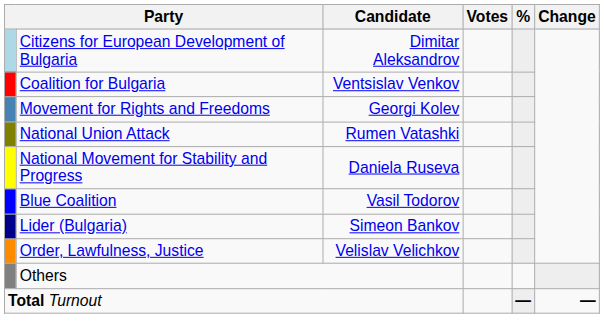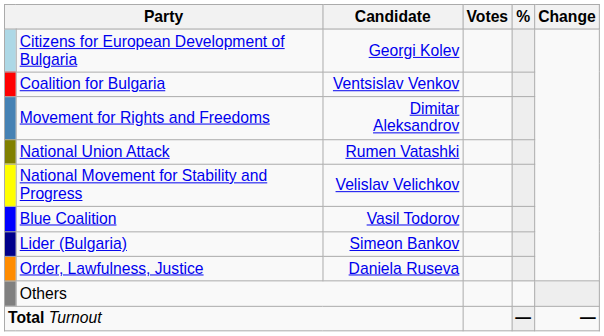(416, 50) Dimitar Aleksandrov -> (414, 50) Georgi Kolev
(414, 109) Georgi Kolev -> (416, 117) Dimitar Aleksandrov
(404, 167) Daniela Ruseva -> (397, 185) Velislav Velichkov
(397, 251) Velislav Velichkov -> (404, 268) Daniela Ruseva
